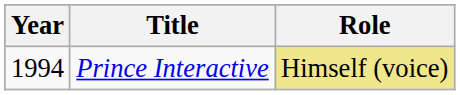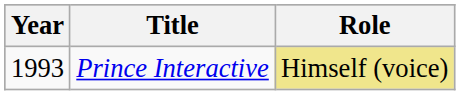(38, 67) 1994 -> (38, 67) 1993
